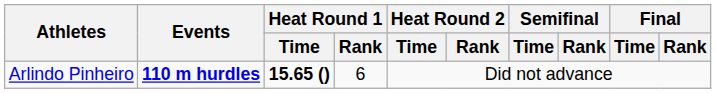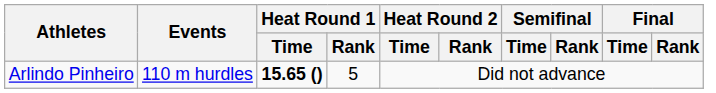(201, 75) bold -> (197, 75) normal
(360, 75) 6 -> (353, 75) 5
